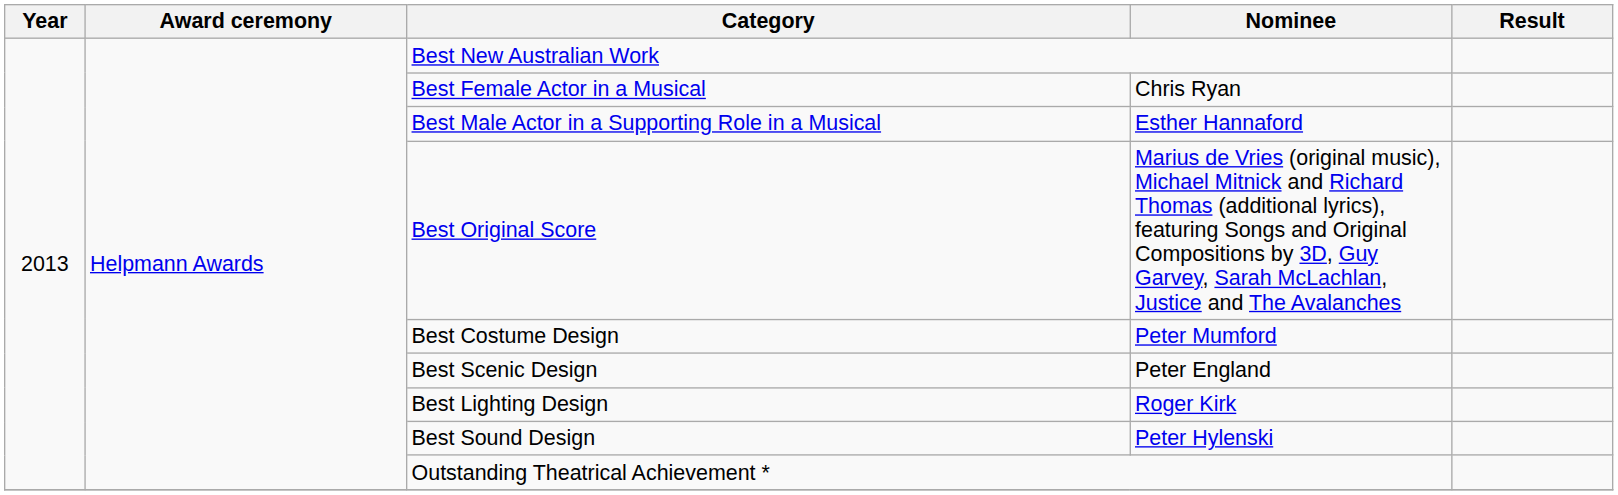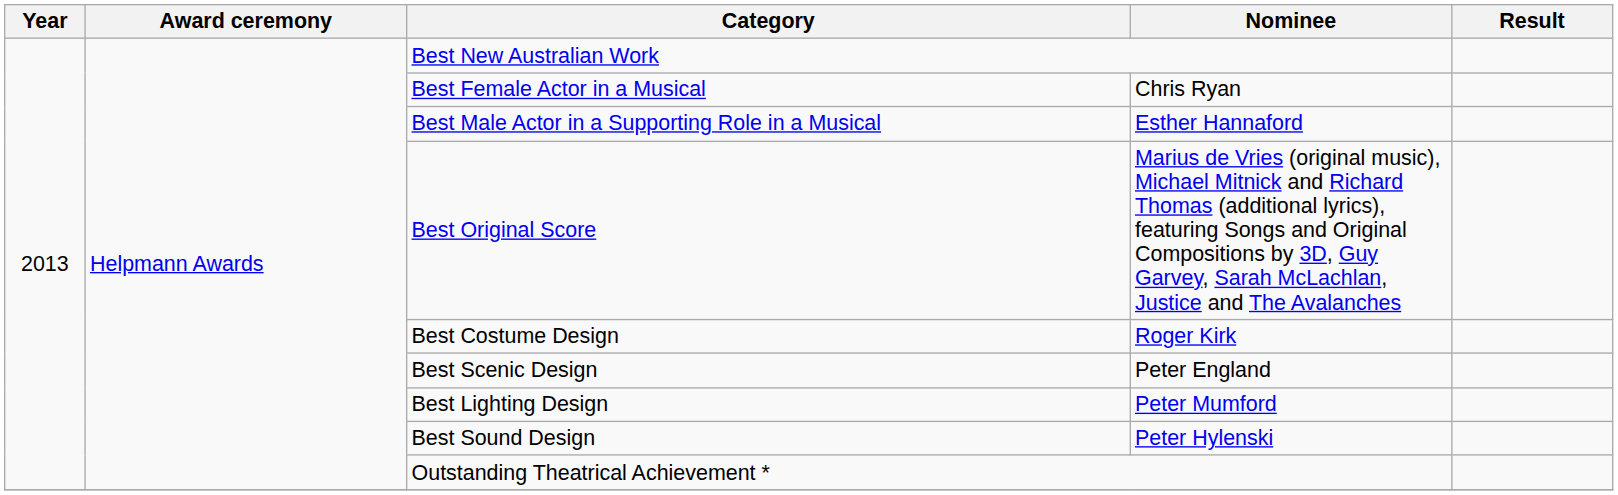(1206, 336) Peter Mumford -> (1186, 336) Roger Kirk
(1186, 404) Roger Kirk -> (1206, 404) Peter Mumford
